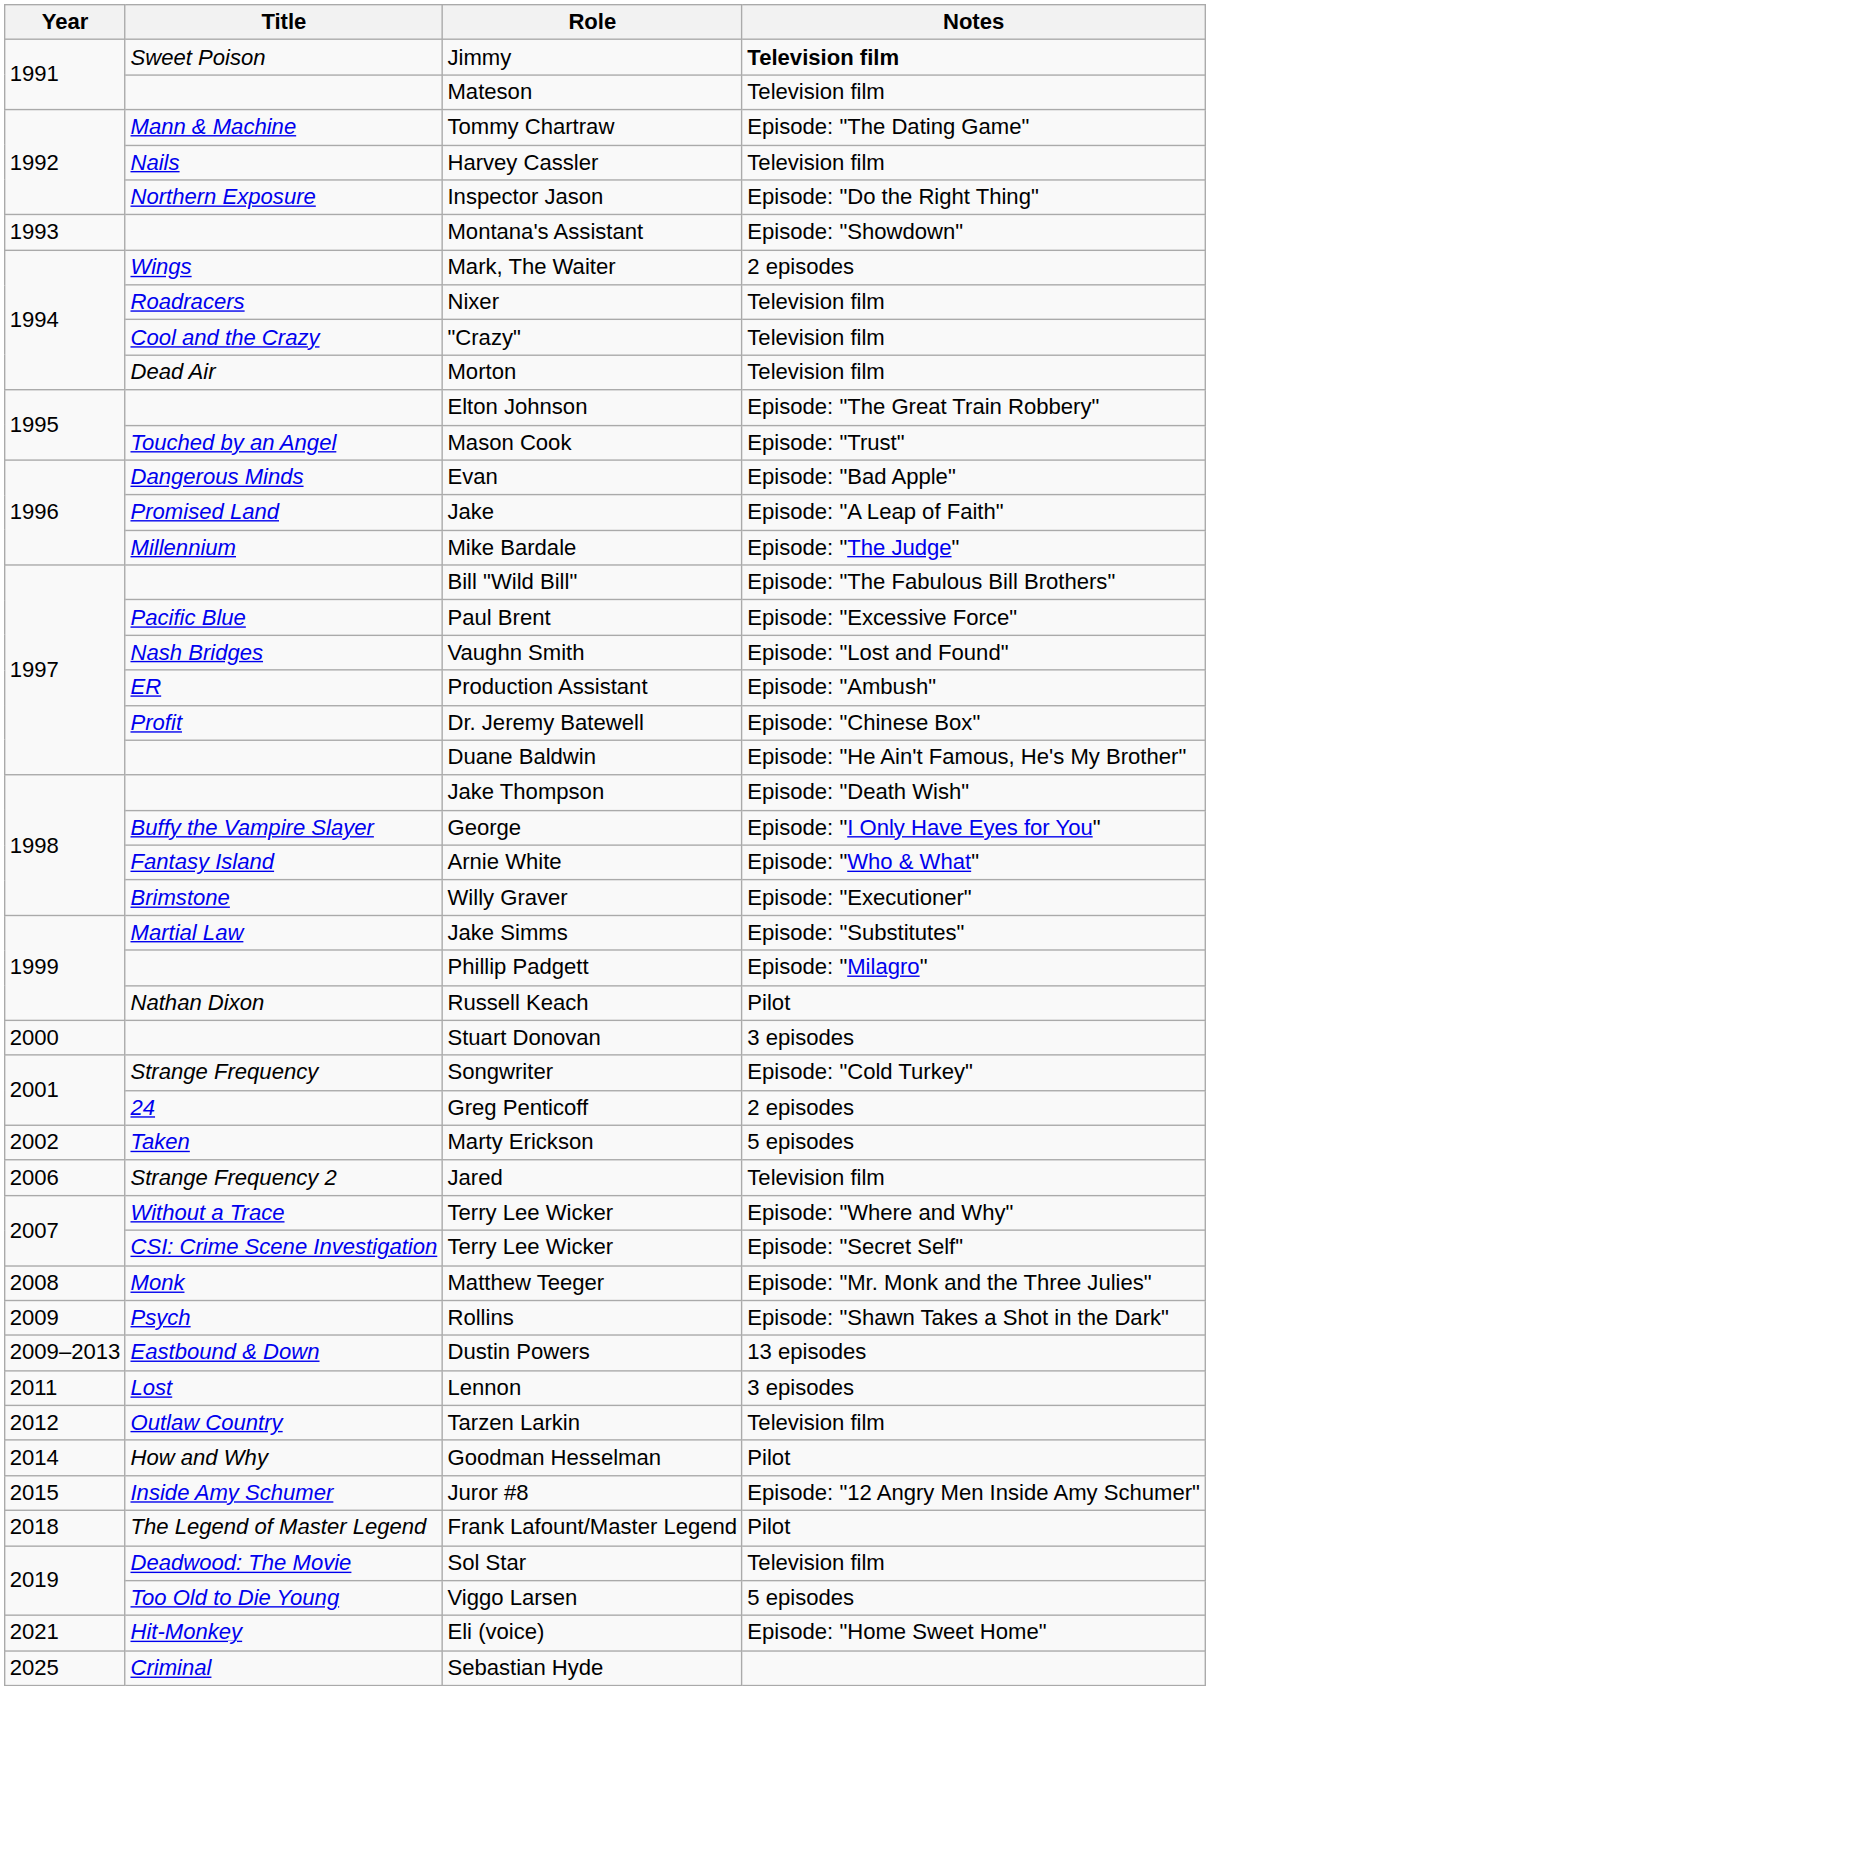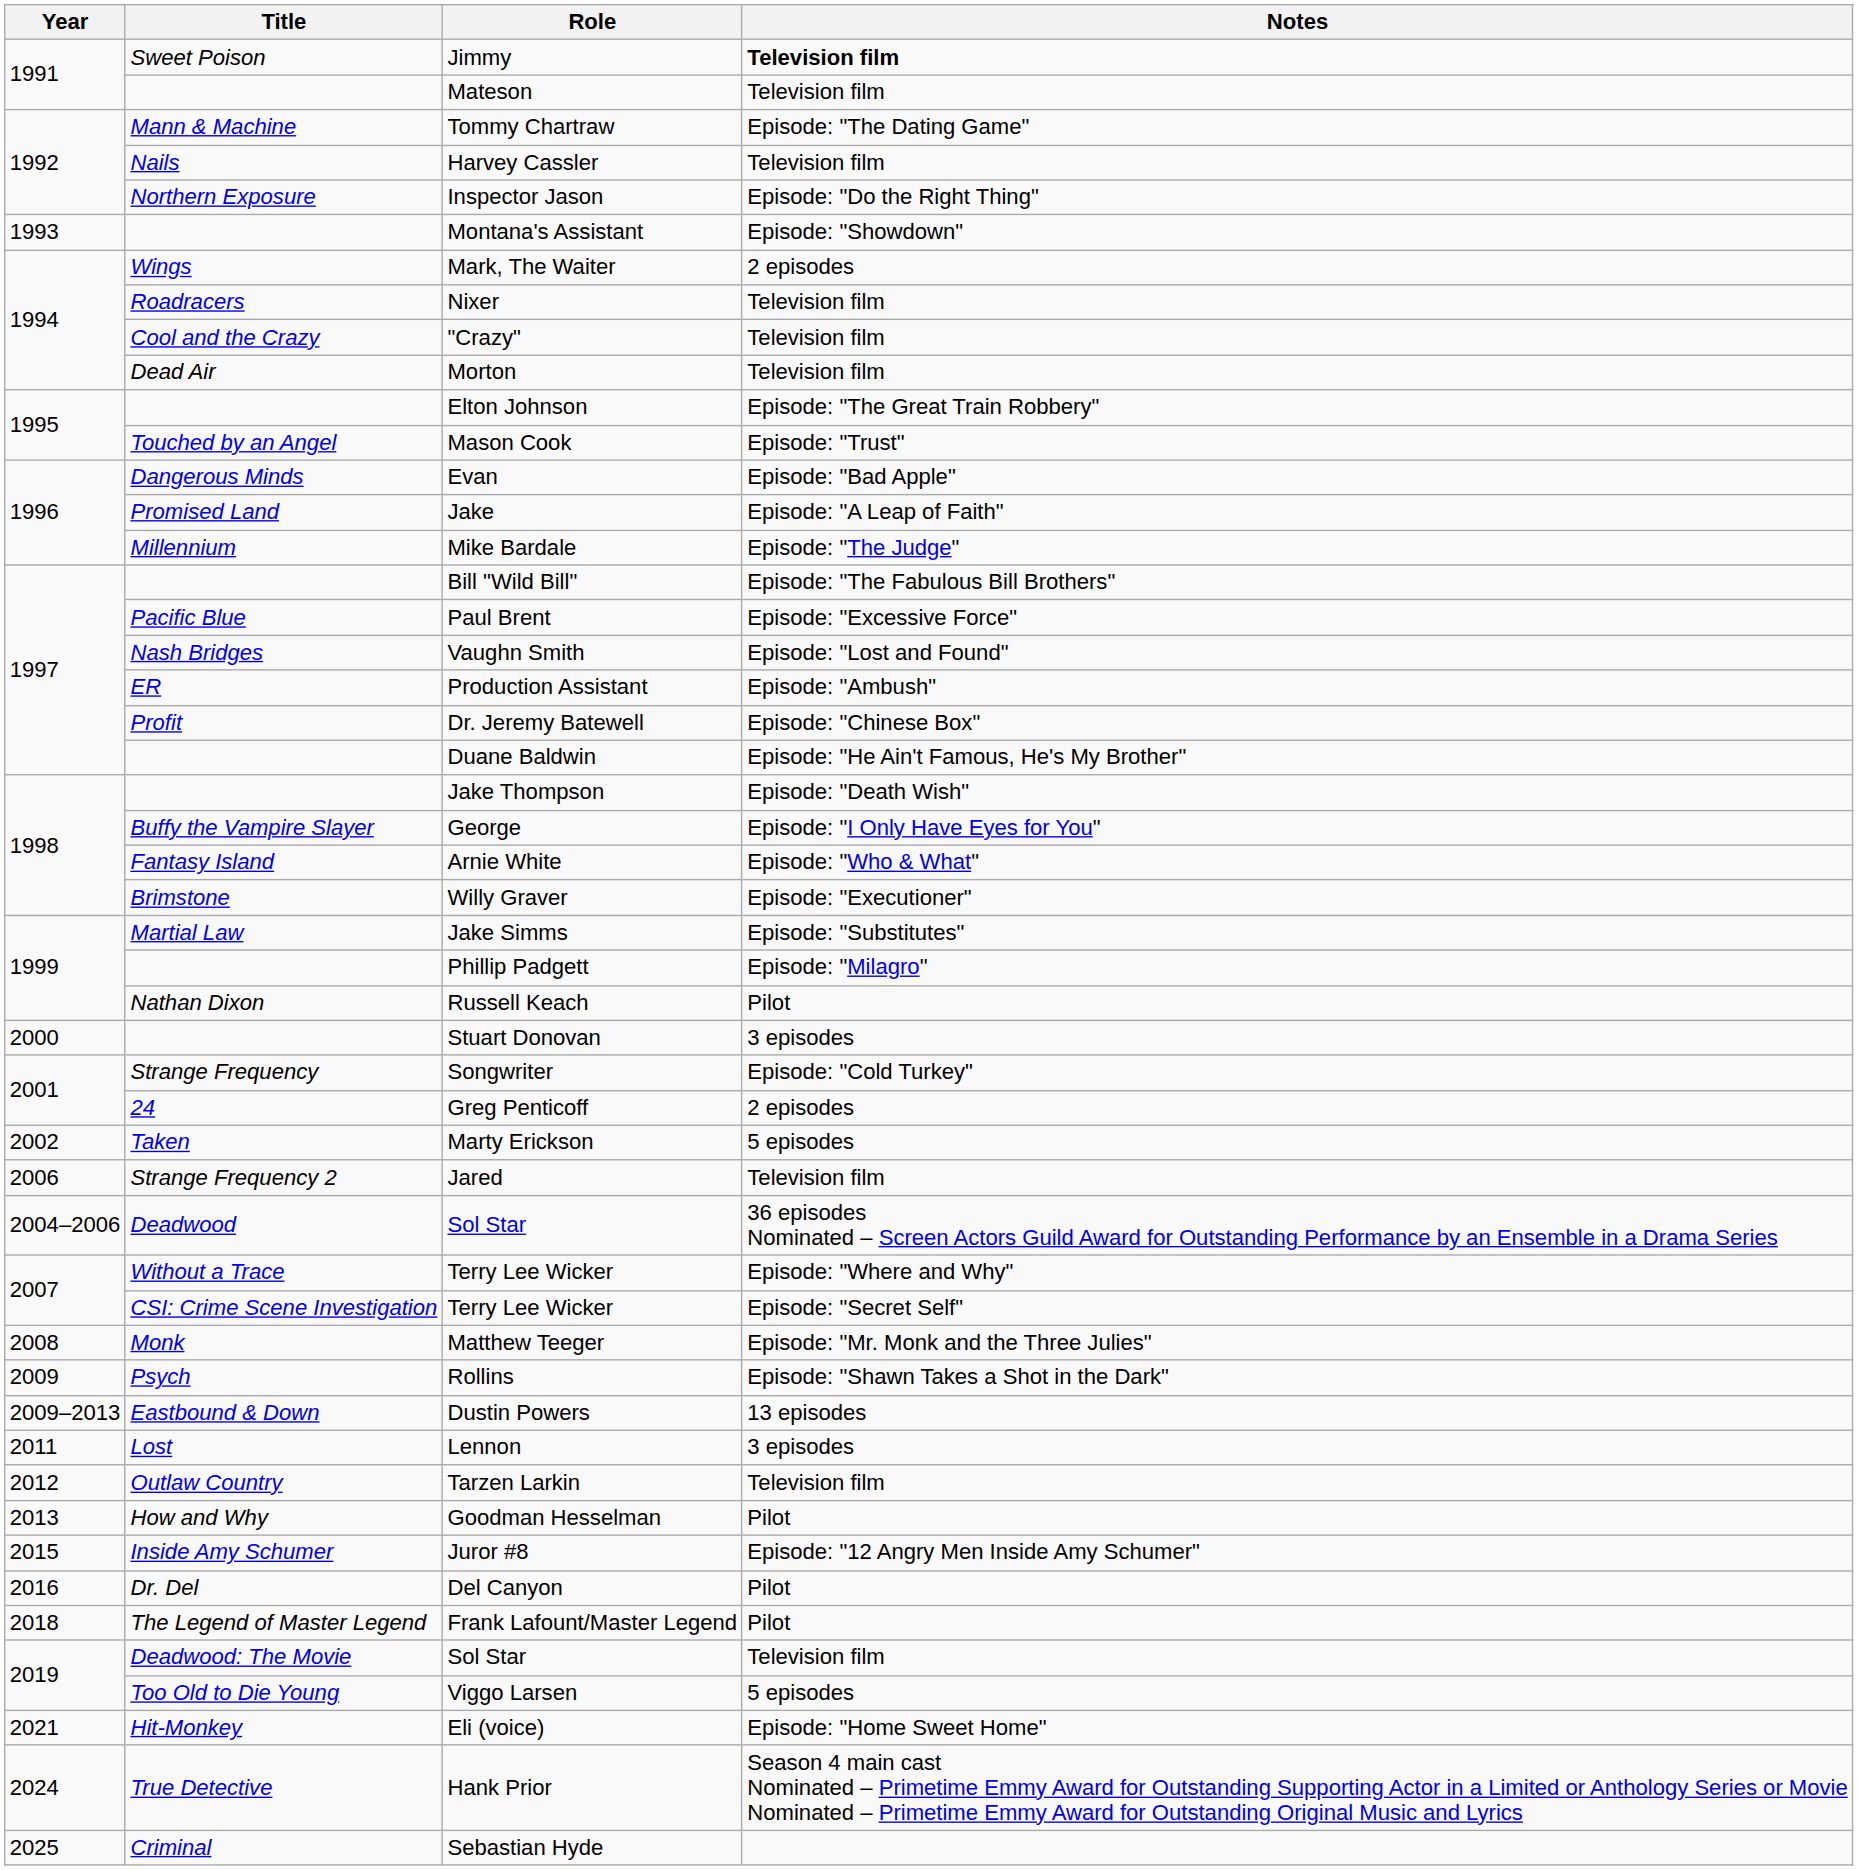+ row: (183, 1225)
(34, 1457) 2014 -> (34, 1517) 2013
+ row: (164, 1587)
+ row: (201, 1787)
